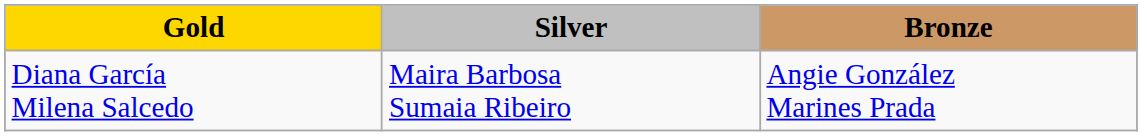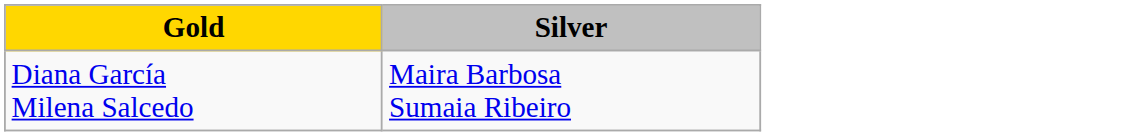- column: (948, 27)
